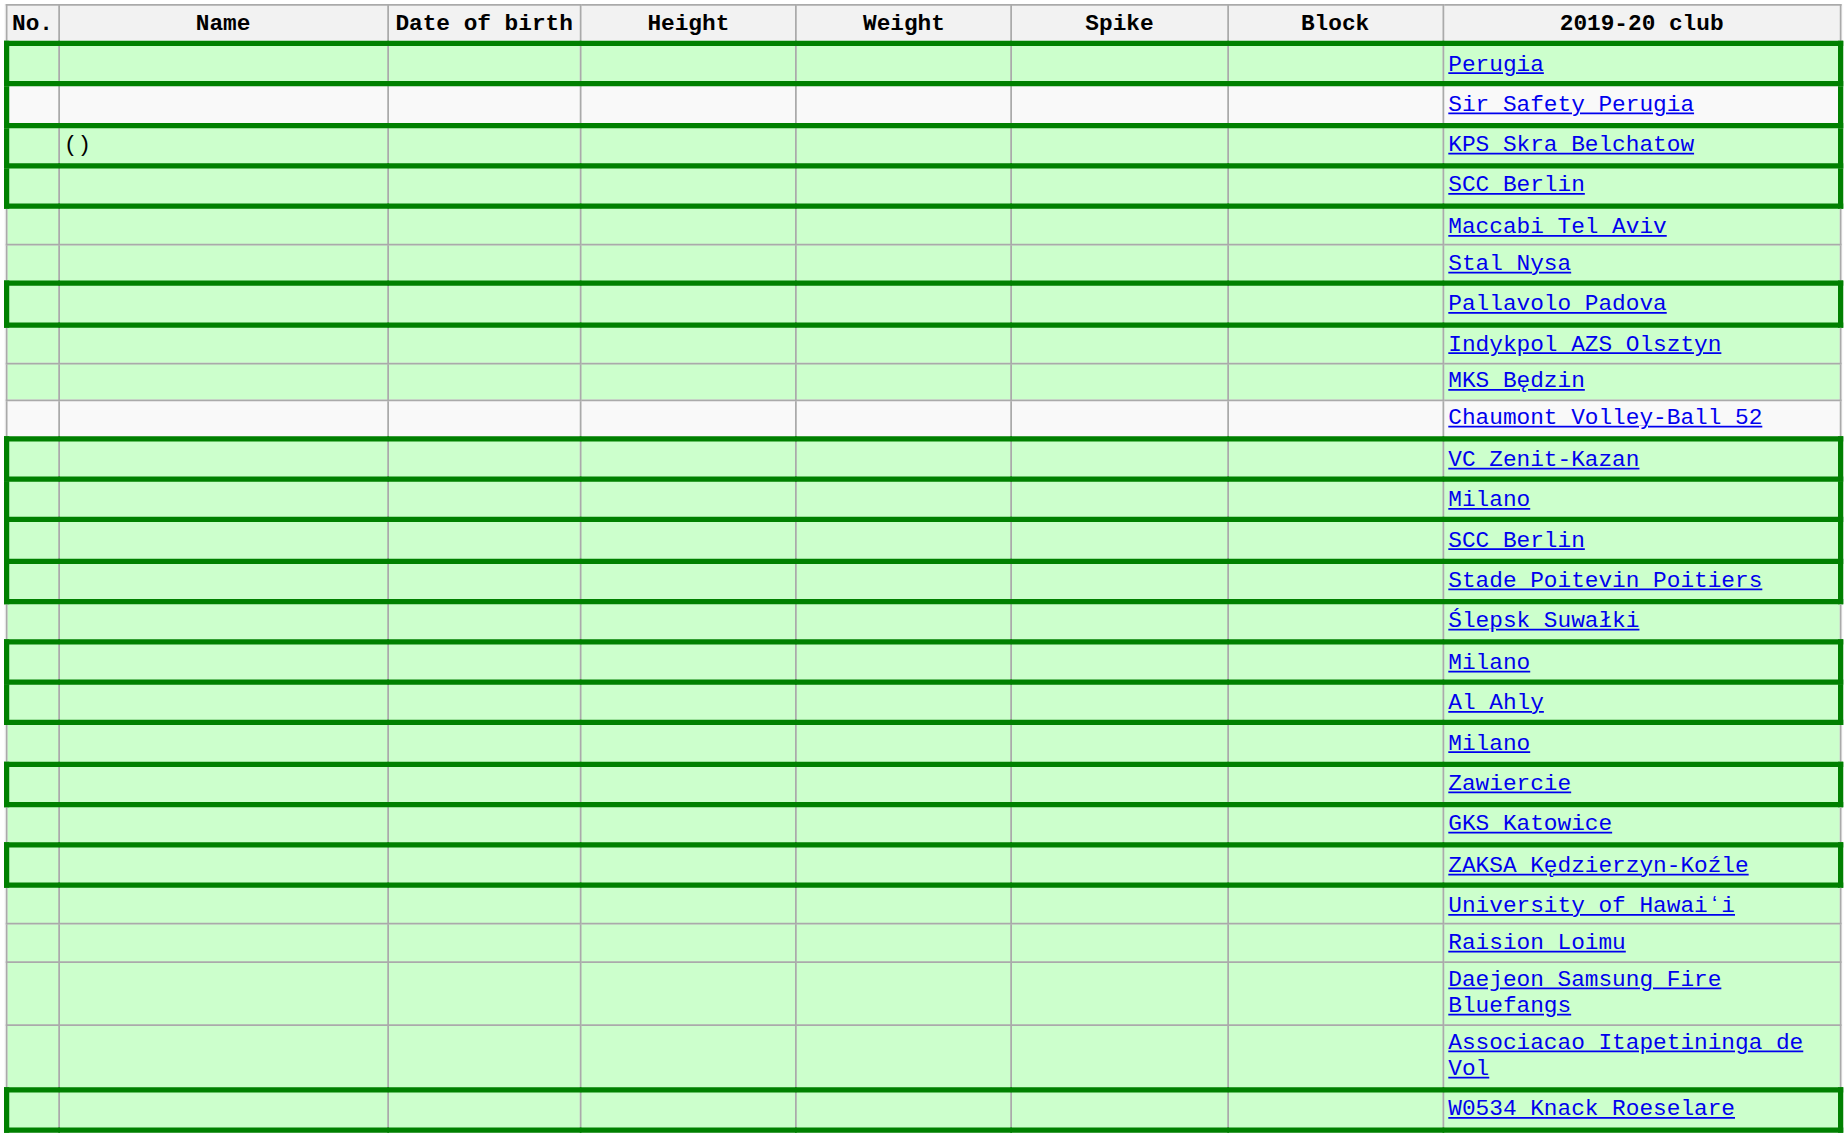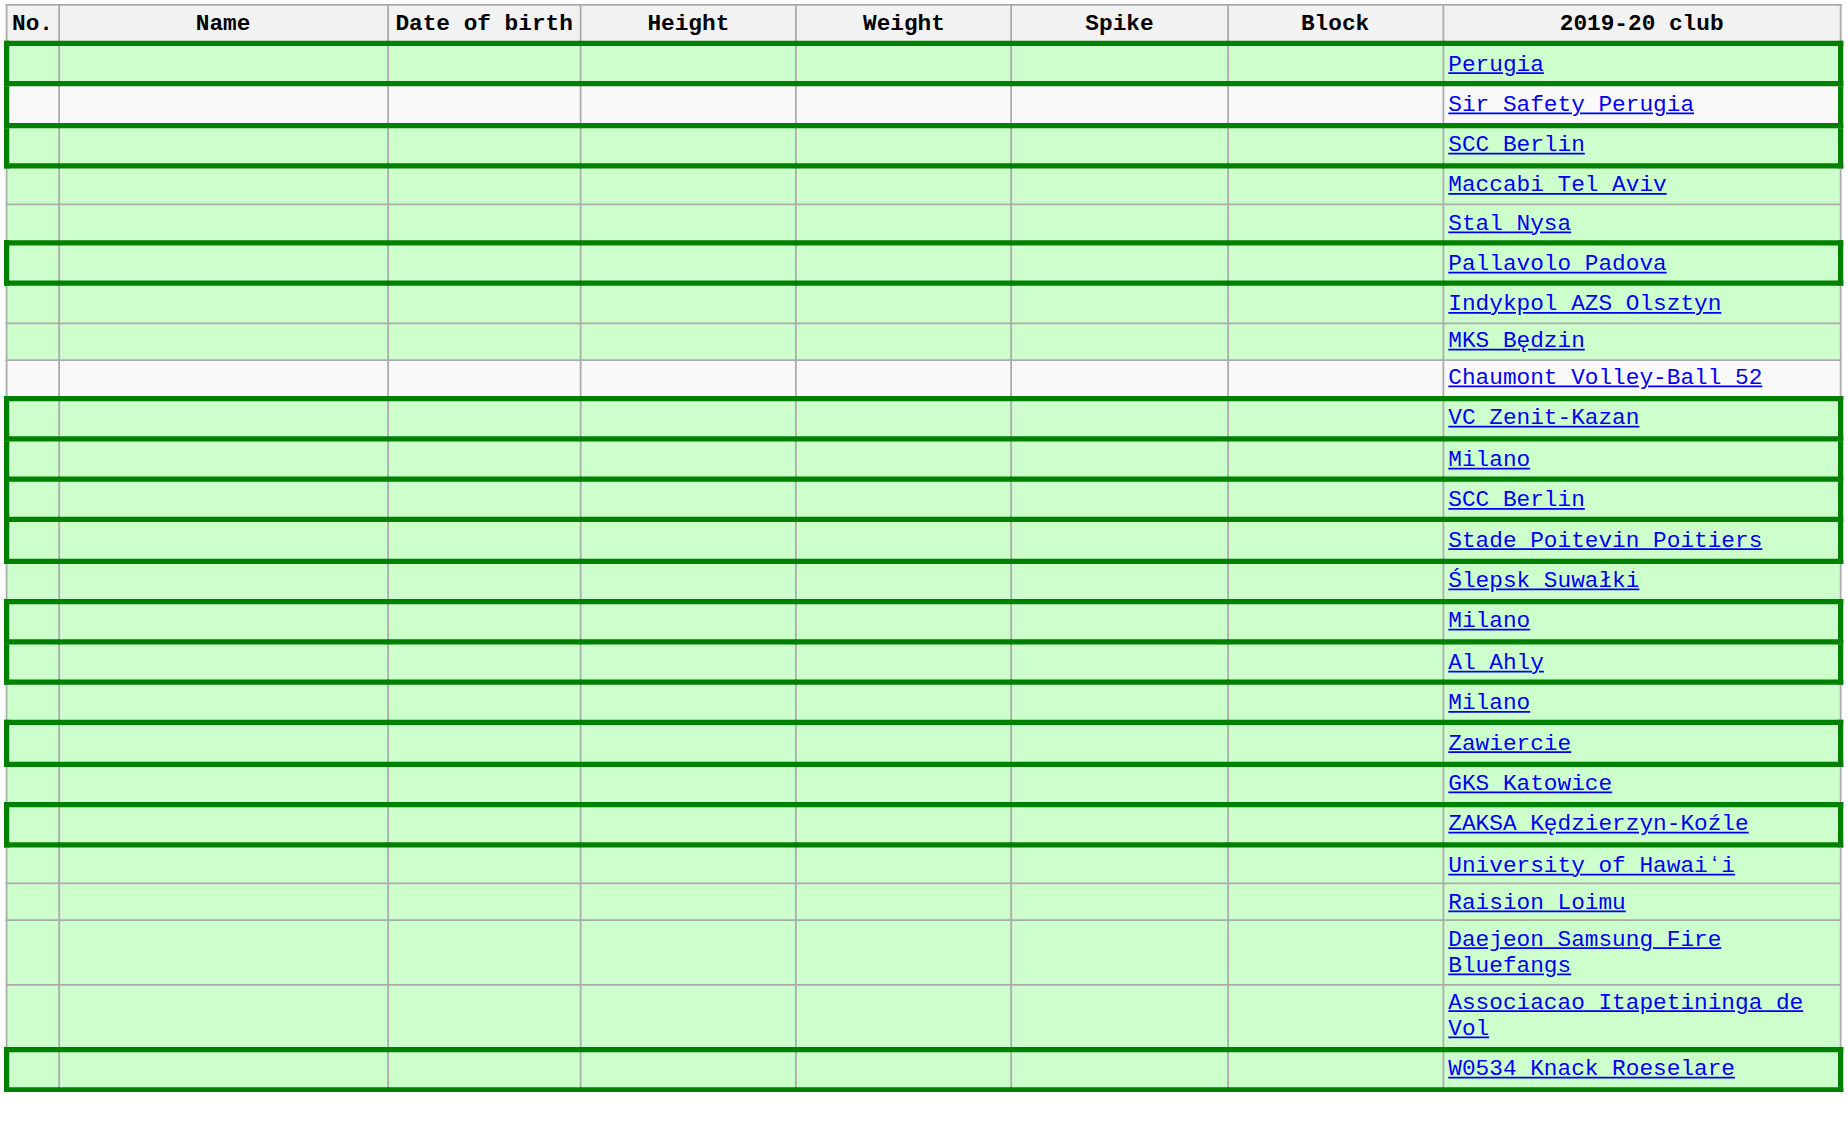- row: (33, 145)
